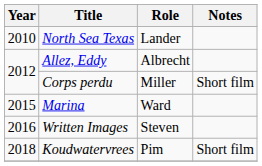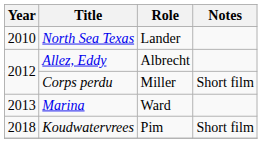(22, 104) 2015 -> (22, 104) 2013
- row: (85, 127)
